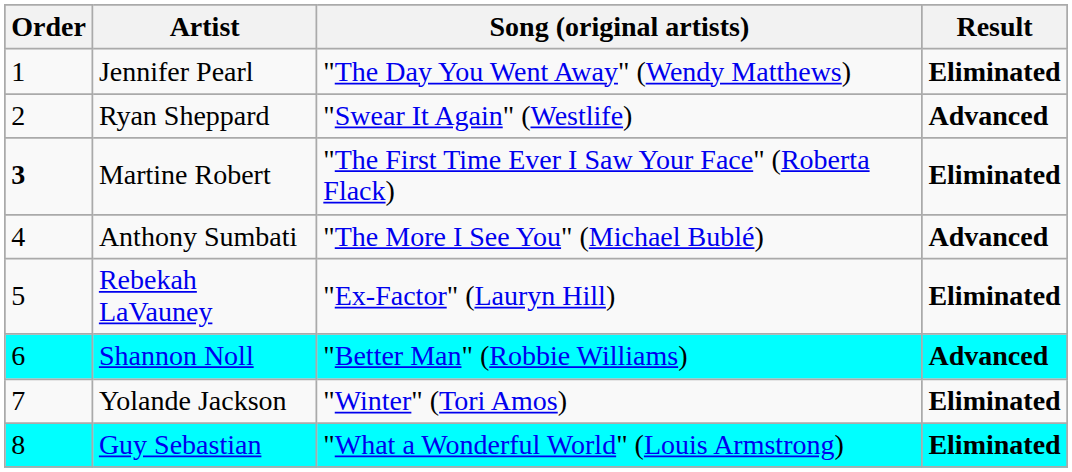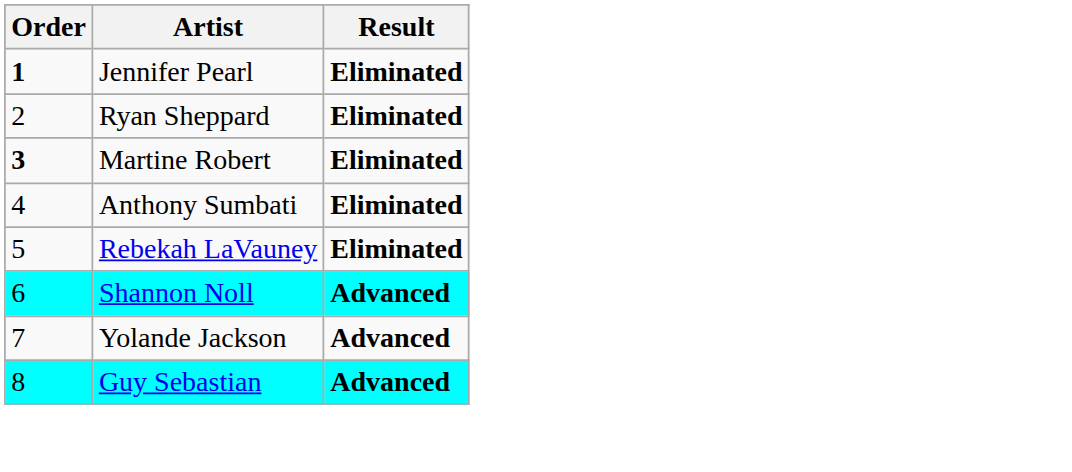- column: (619, 26)
(18, 71) normal -> (18, 71) bold
(988, 115) Advanced -> (396, 115) Eliminated
(988, 235) Advanced -> (396, 204) Eliminated
(995, 400) Eliminated -> (390, 337) Advanced
(995, 444) Eliminated -> (390, 381) Advanced
